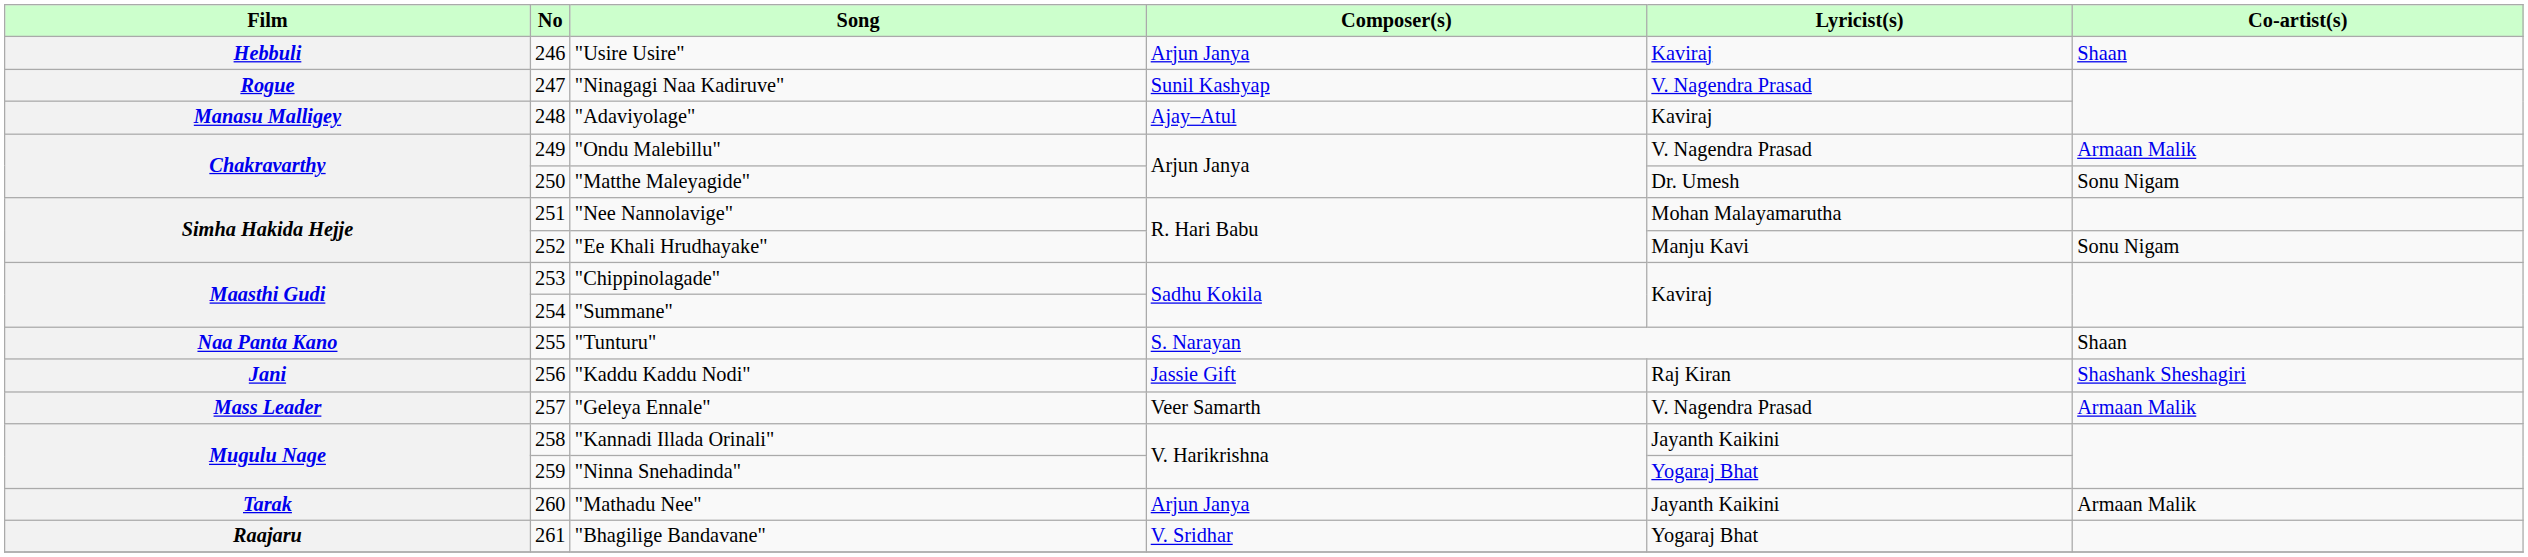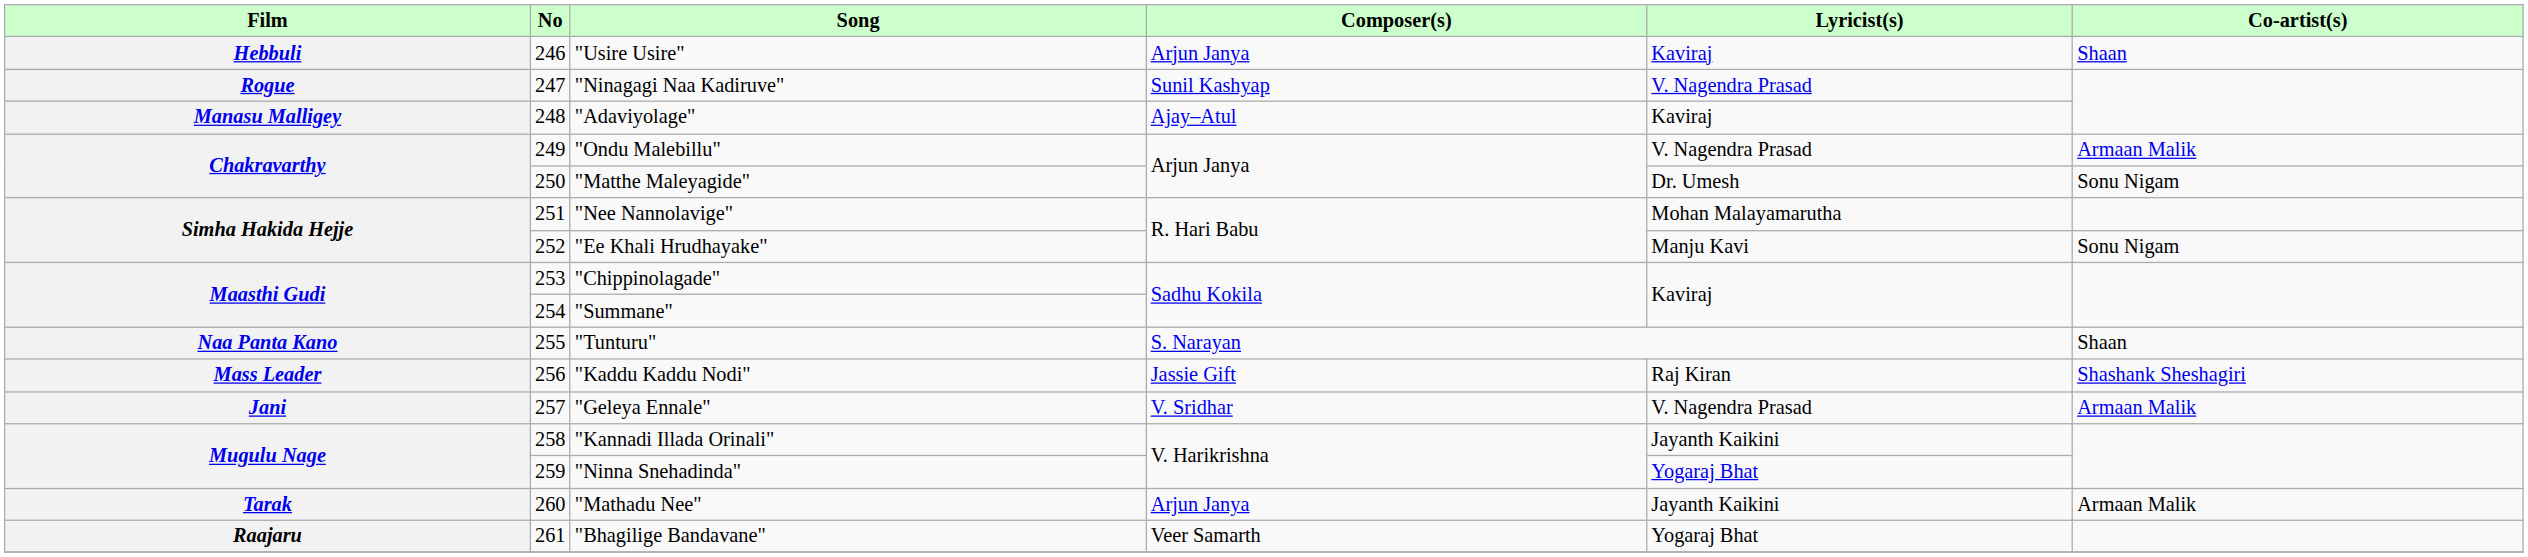(267, 375) Jani -> (267, 375) Mass Leader
(267, 407) Mass Leader -> (267, 407) Jani
(1206, 407) Veer Samarth -> (1192, 407) V. Sridhar
(1192, 536) V. Sridhar -> (1206, 536) Veer Samarth
